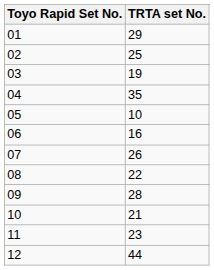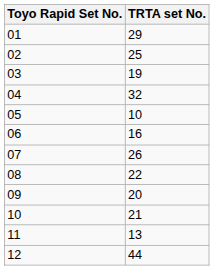(135, 94) 35 -> (135, 94) 32
(135, 194) 28 -> (135, 194) 20
(135, 235) 23 -> (135, 235) 13
